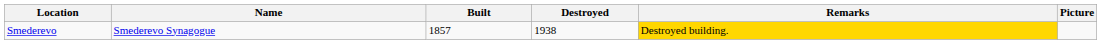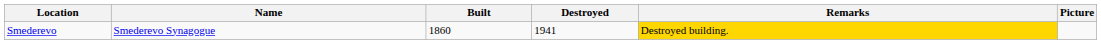(440, 30) 1857 -> (440, 30) 1860
(545, 30) 1938 -> (545, 30) 1941
